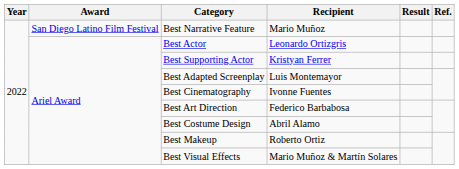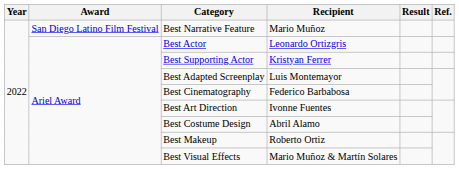(300, 92) Ivonne Fuentes -> (309, 92) Federico Barbabosa
(309, 108) Federico Barbabosa -> (300, 108) Ivonne Fuentes
